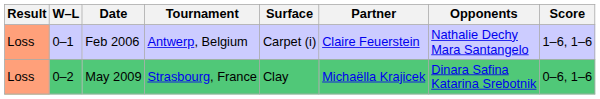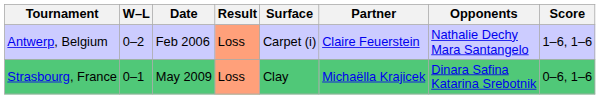columns swapped: (27, 14) <-> (202, 14)
(63, 42) 0–1 -> (133, 42) 0–2
(63, 76) 0–2 -> (133, 76) 0–1
